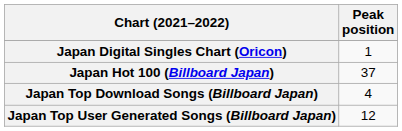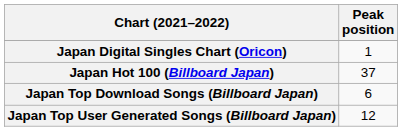(368, 94) 4 -> (368, 94) 6
